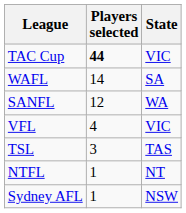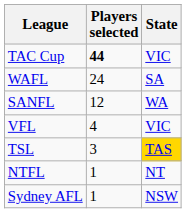(97, 79) 14 -> (97, 79) 24
(159, 149) no background -> (159, 149) gold background
